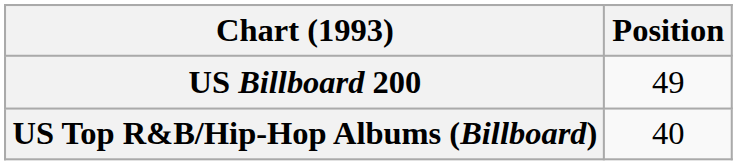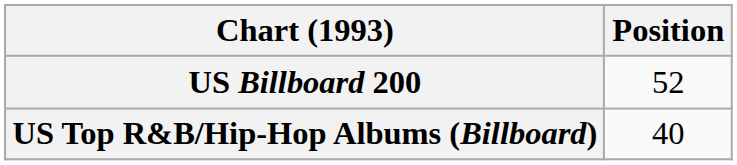(668, 81) 49 -> (668, 81) 52
